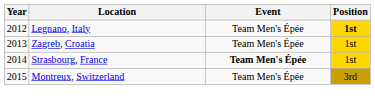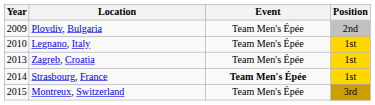+ row: (67, 28)
(17, 28) 2012 -> (17, 44) 2010
(350, 28) bold -> (350, 44) normal
